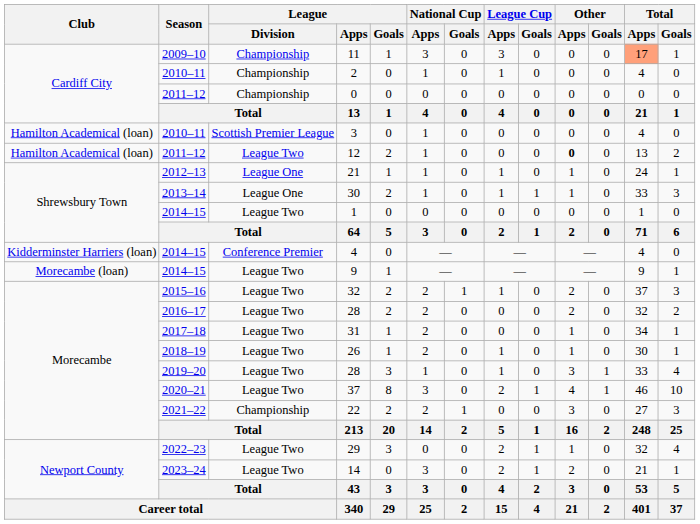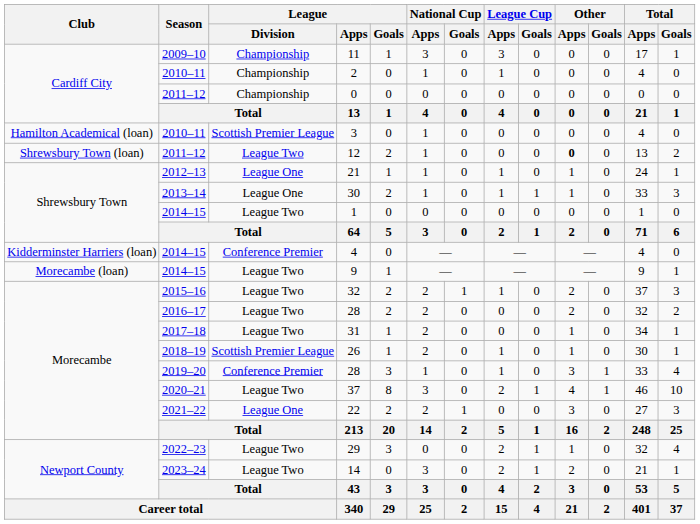(641, 53) lightsalmon background -> (641, 53) no background
(82, 152) Hamilton Academical (loan) -> (82, 152) Shrewsbury Town (loan)
(273, 350) League Two -> (273, 350) Scottish Premier League
(273, 370) League Two -> (273, 370) Conference Premier
(273, 410) Championship -> (273, 410) League One
